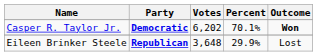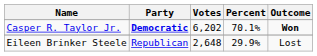(160, 43) bold -> (160, 43) normal
(207, 43) 3,648 -> (207, 43) 2,648
